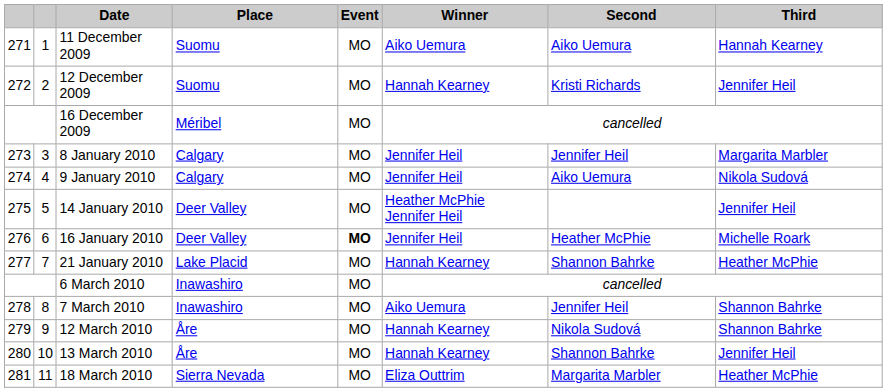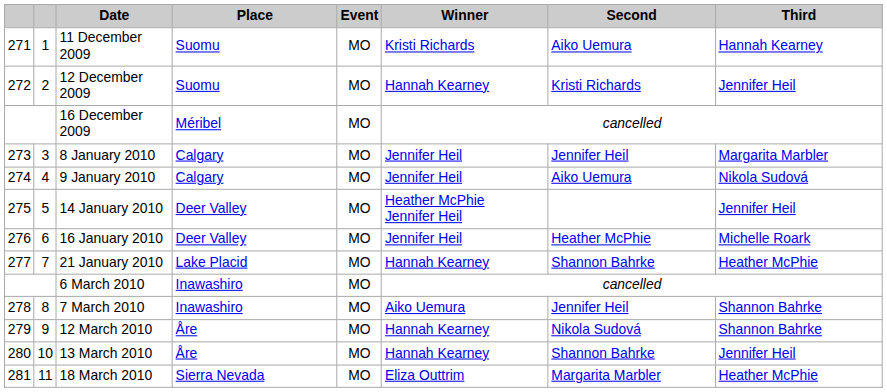(425, 46) Aiko Uemura -> (430, 46) Kristi Richards
(360, 239) bold -> (359, 239) normal
